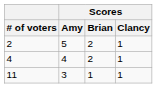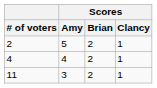(90, 75) 1 -> (90, 75) 2
